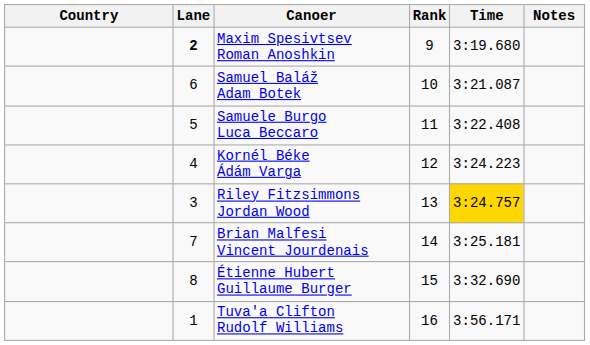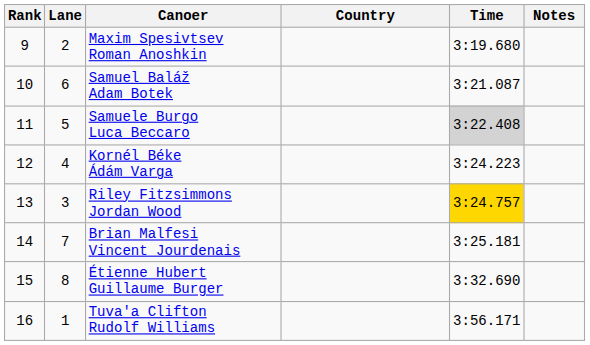columns swapped: (430, 16) <-> (89, 16)
(193, 47) bold -> (65, 47) normal
(487, 125) no background -> (487, 125) lightgrey background
